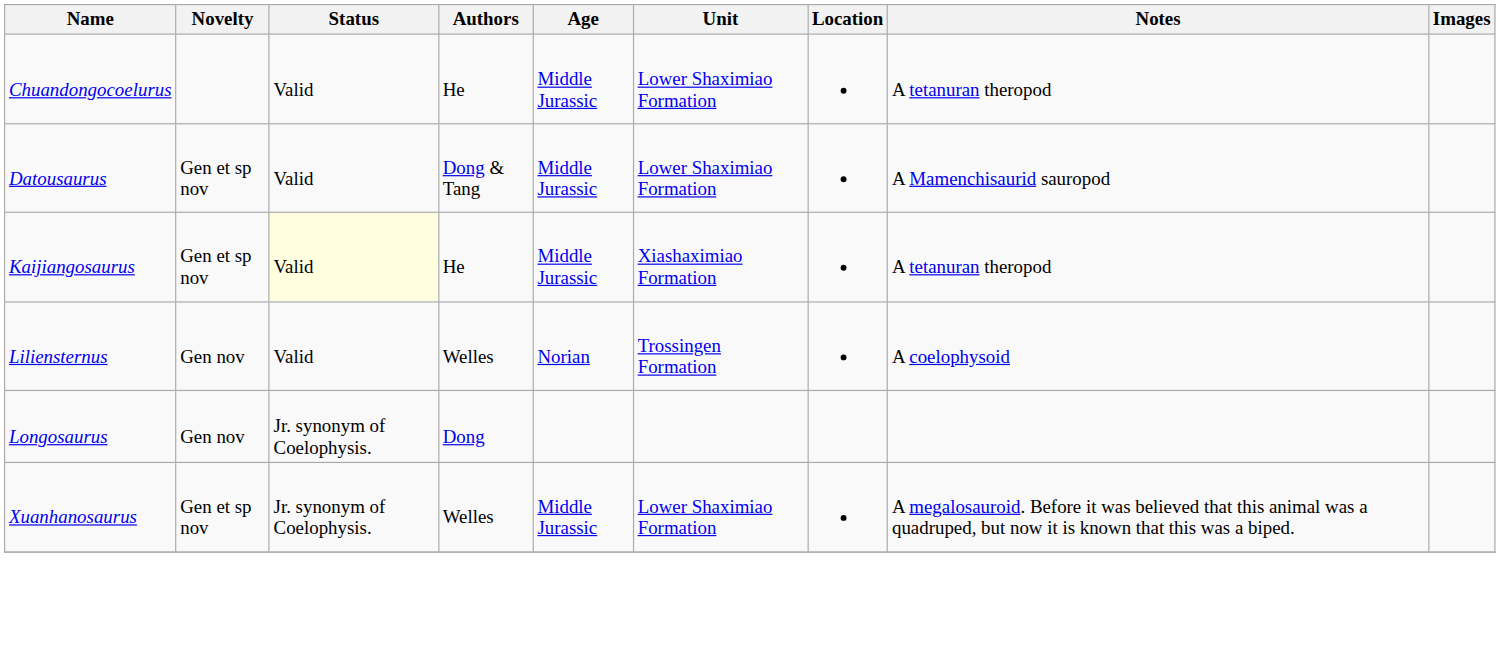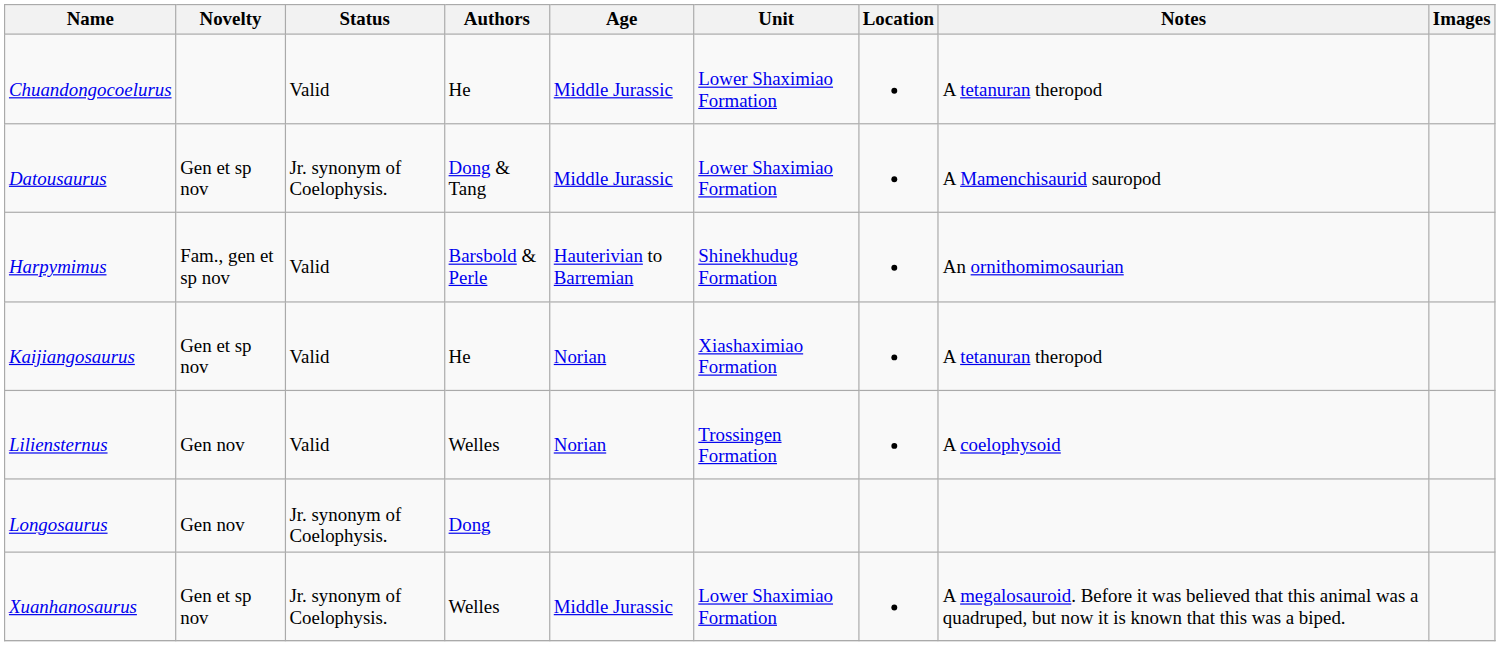(293, 178) Valid -> (345, 178) Jr. synonym of Coelophysis.
+ row: (58, 267)
(293, 267) lightyellow background -> (309, 356) no background
(567, 267) Middle Jurassic -> (580, 356) Norian
